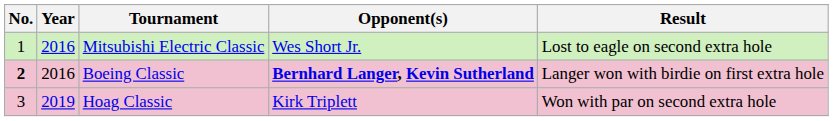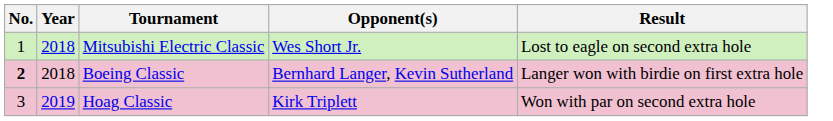(58, 46) 2016 -> (58, 46) 2018
(58, 74) 2016 -> (58, 74) 2018
(403, 74) bold -> (393, 74) normal
